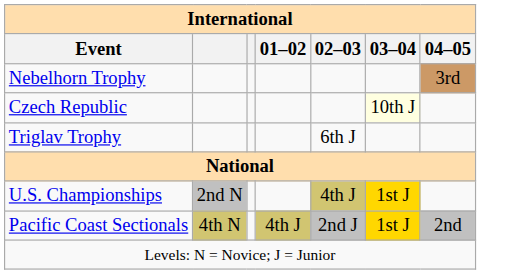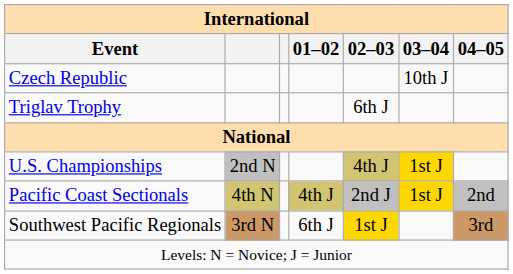- row: (77, 78)
(393, 107) lightyellow background -> (426, 78) no background
+ row: (115, 225)
